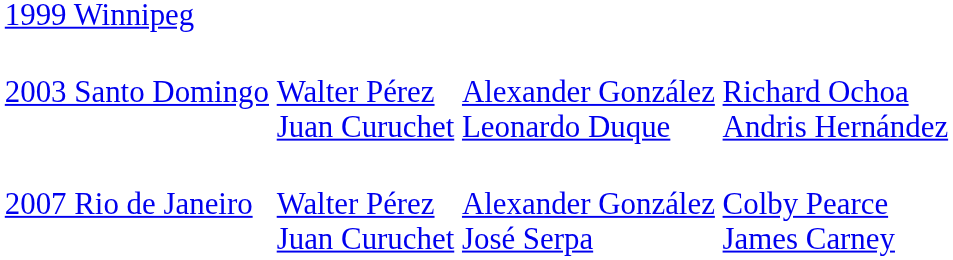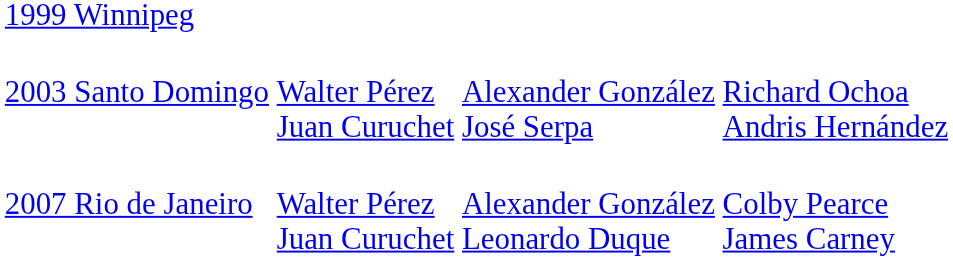(588, 109) Alexander González Leonardo Duque -> (588, 109) Alexander González José Serpa
(588, 221) Alexander González José Serpa -> (588, 221) Alexander González Leonardo Duque
